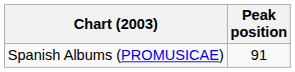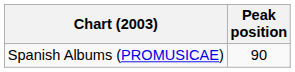(259, 55) 91 -> (259, 55) 90
